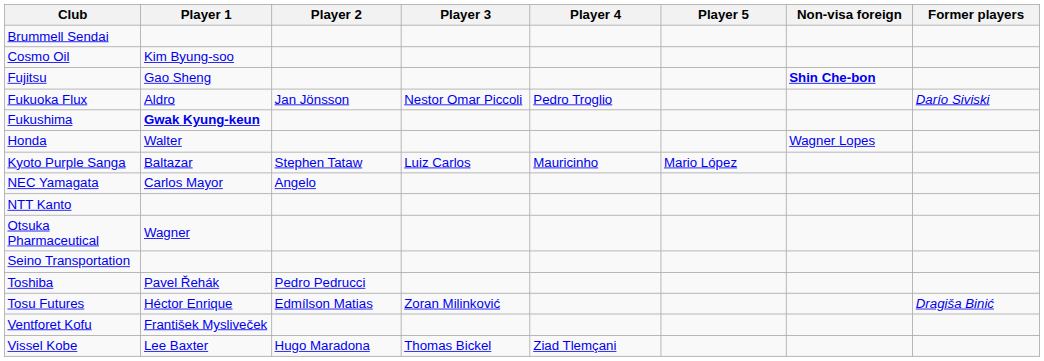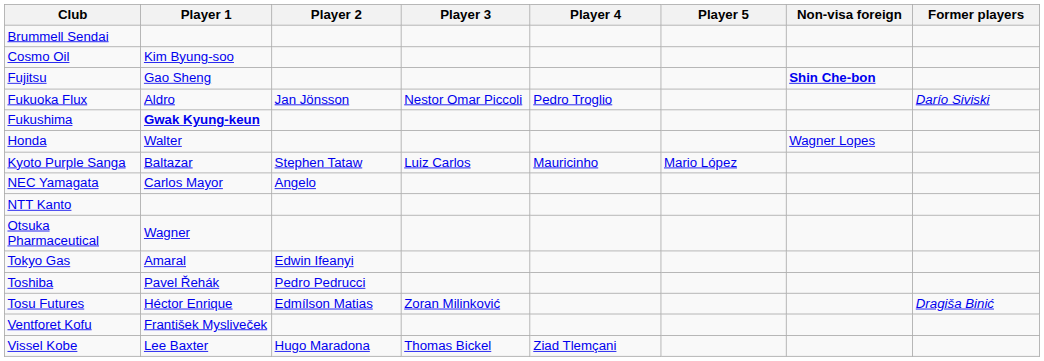- row: (69, 261)
+ row: (39, 261)
